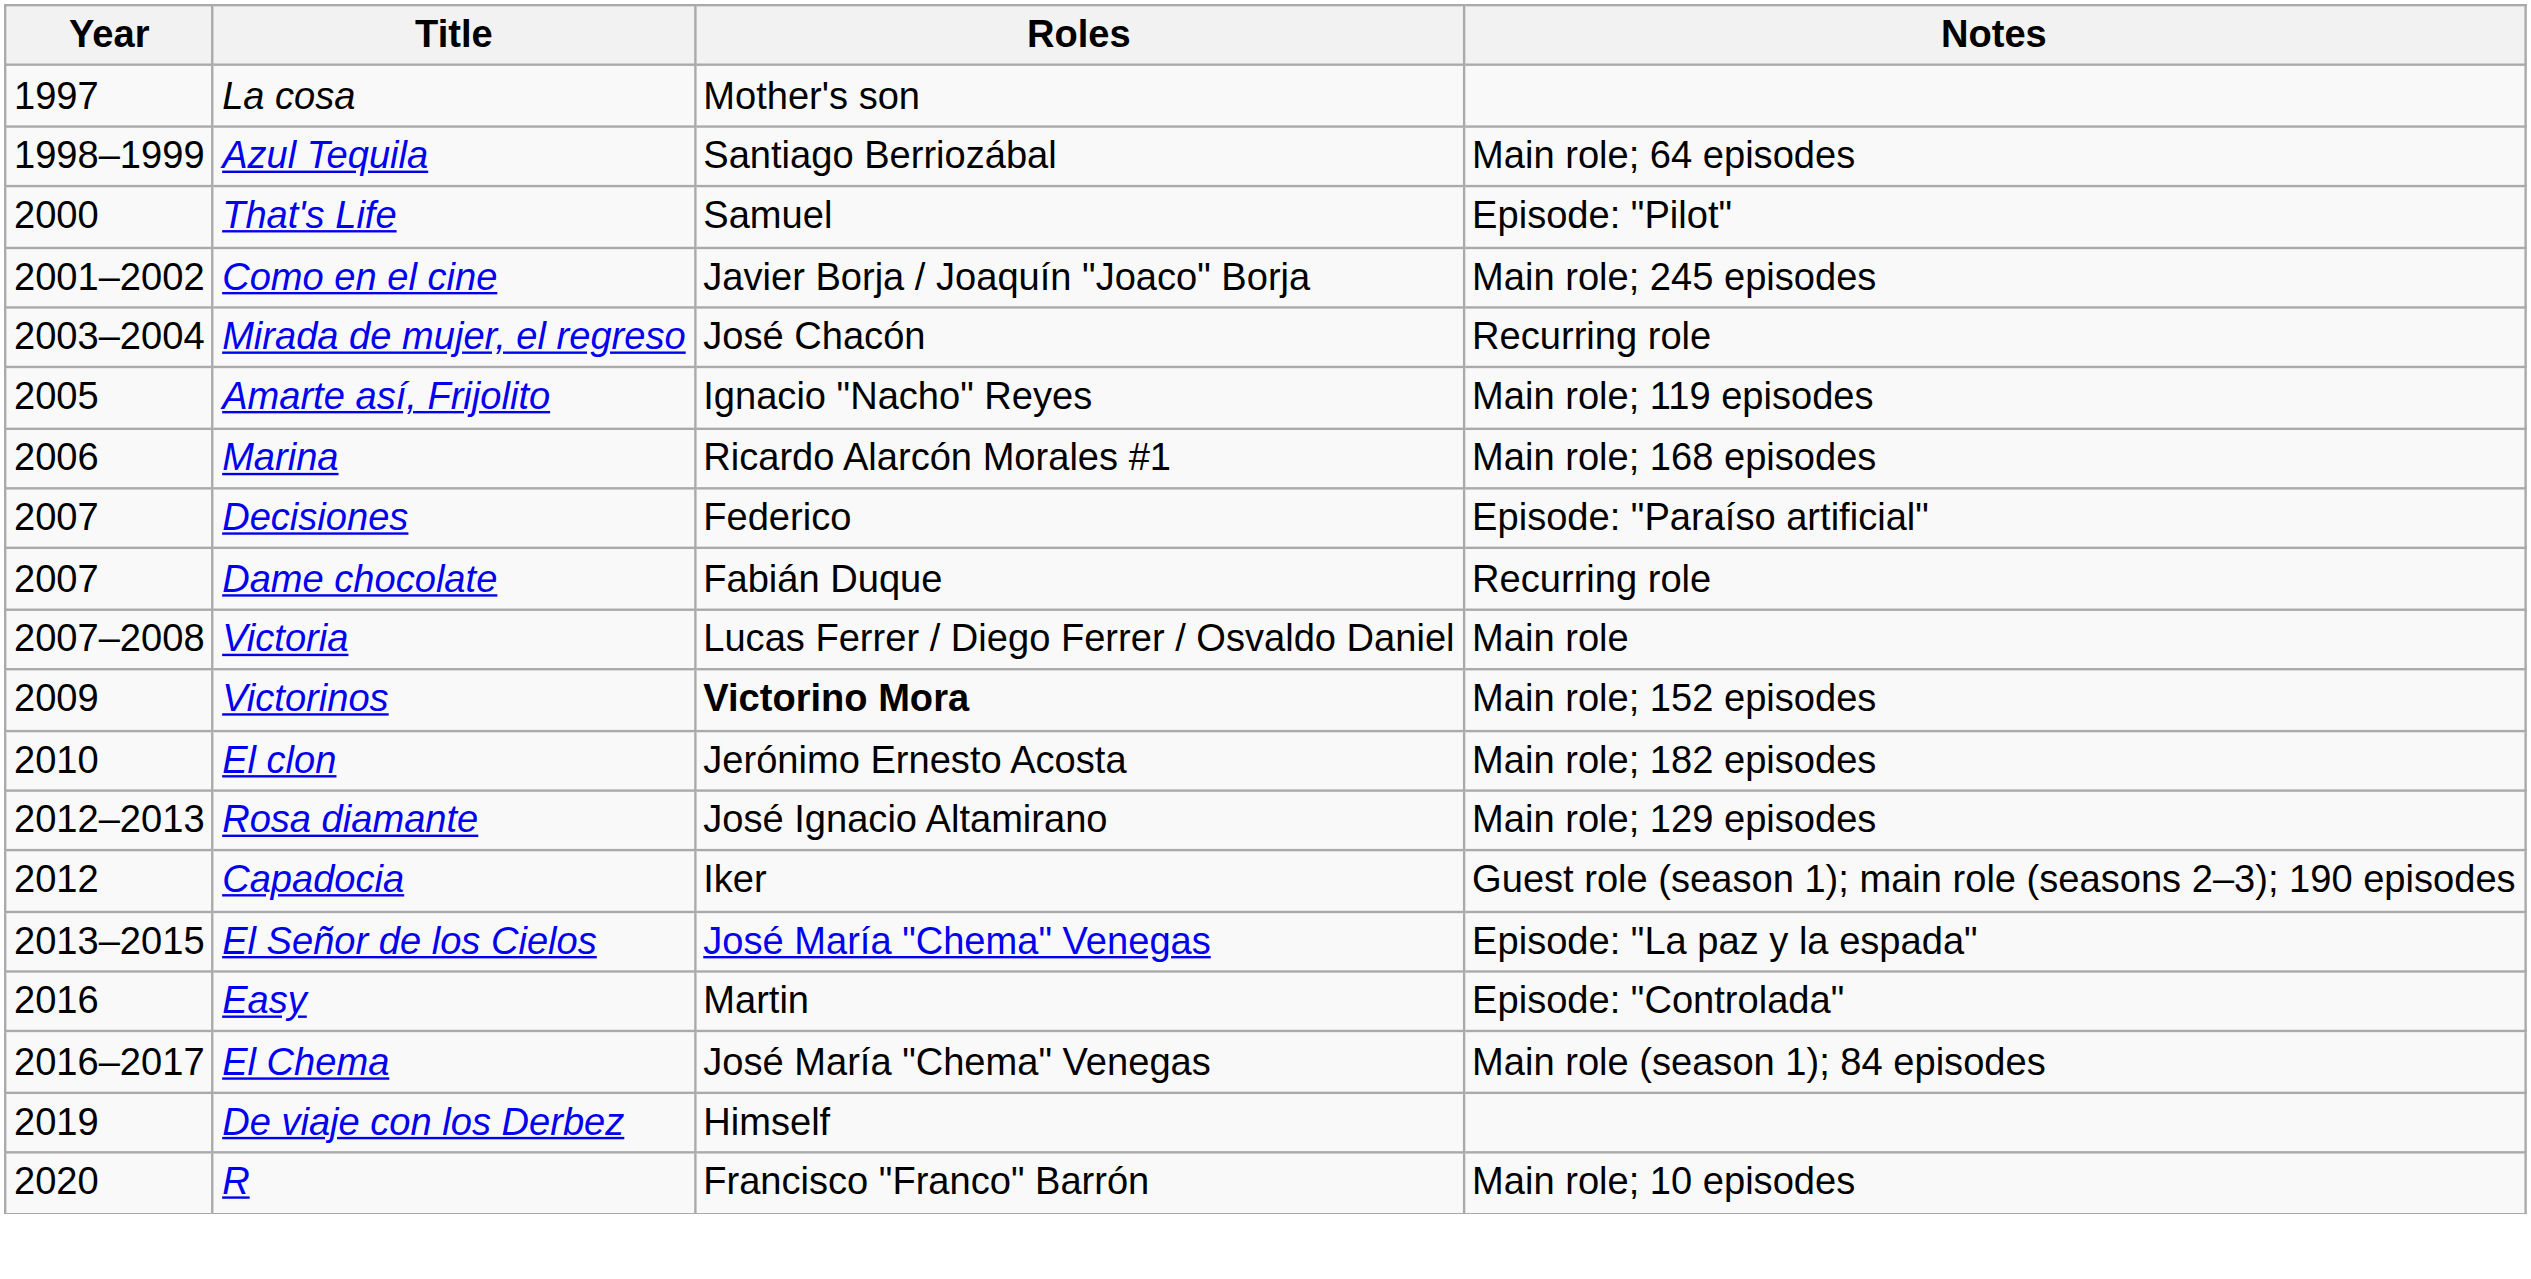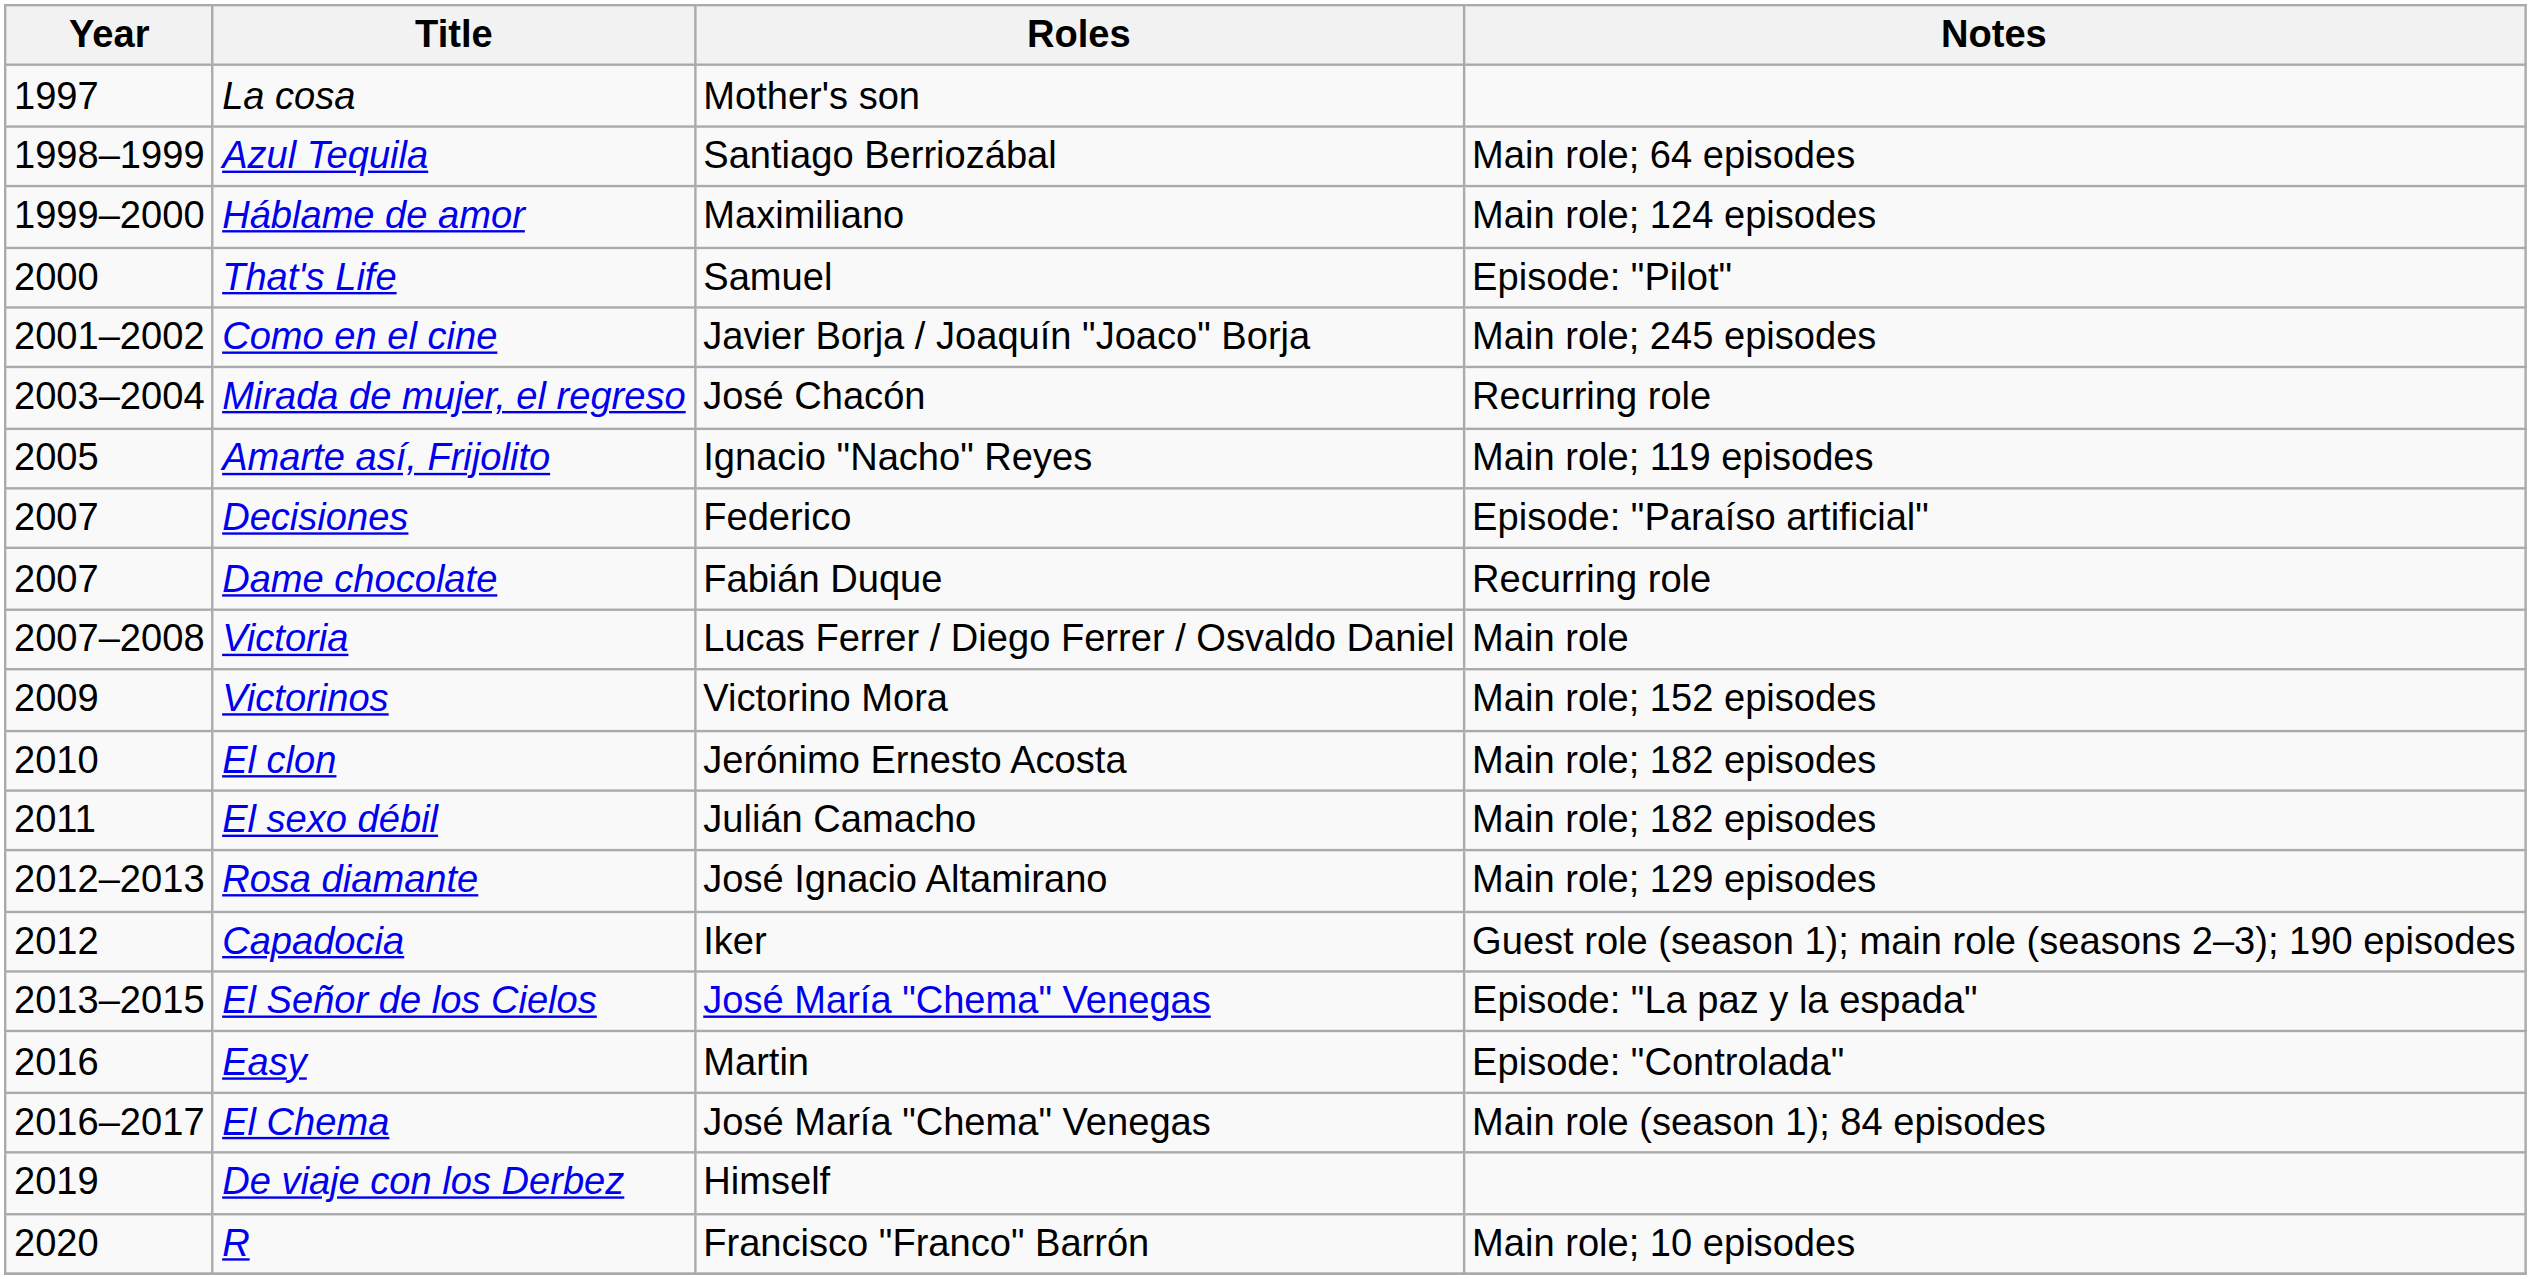+ row: (373, 215)
- row: (280, 457)
(836, 699) bold -> (826, 699) normal
+ row: (330, 819)
